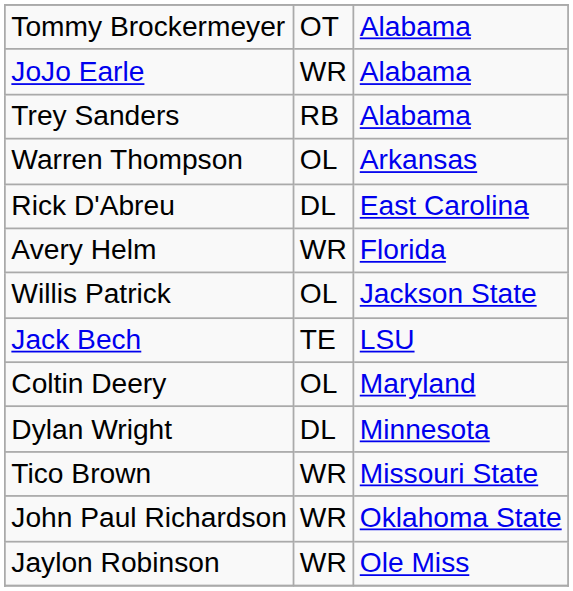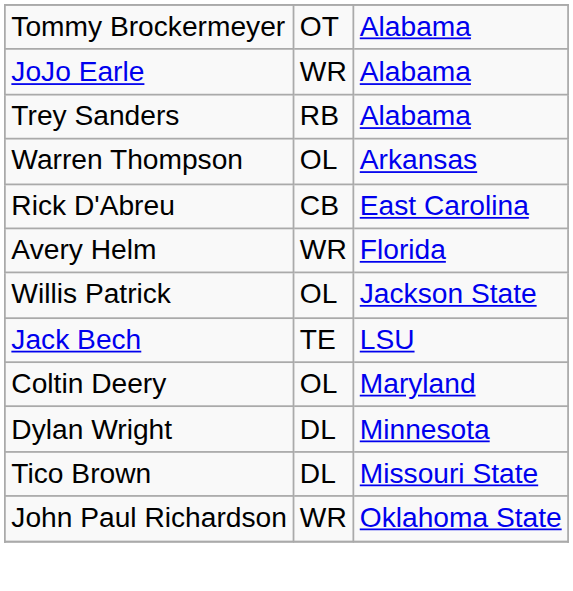(318, 205) DL -> (319, 205) CB
(323, 473) WR -> (318, 473) DL
- row: (115, 562)
